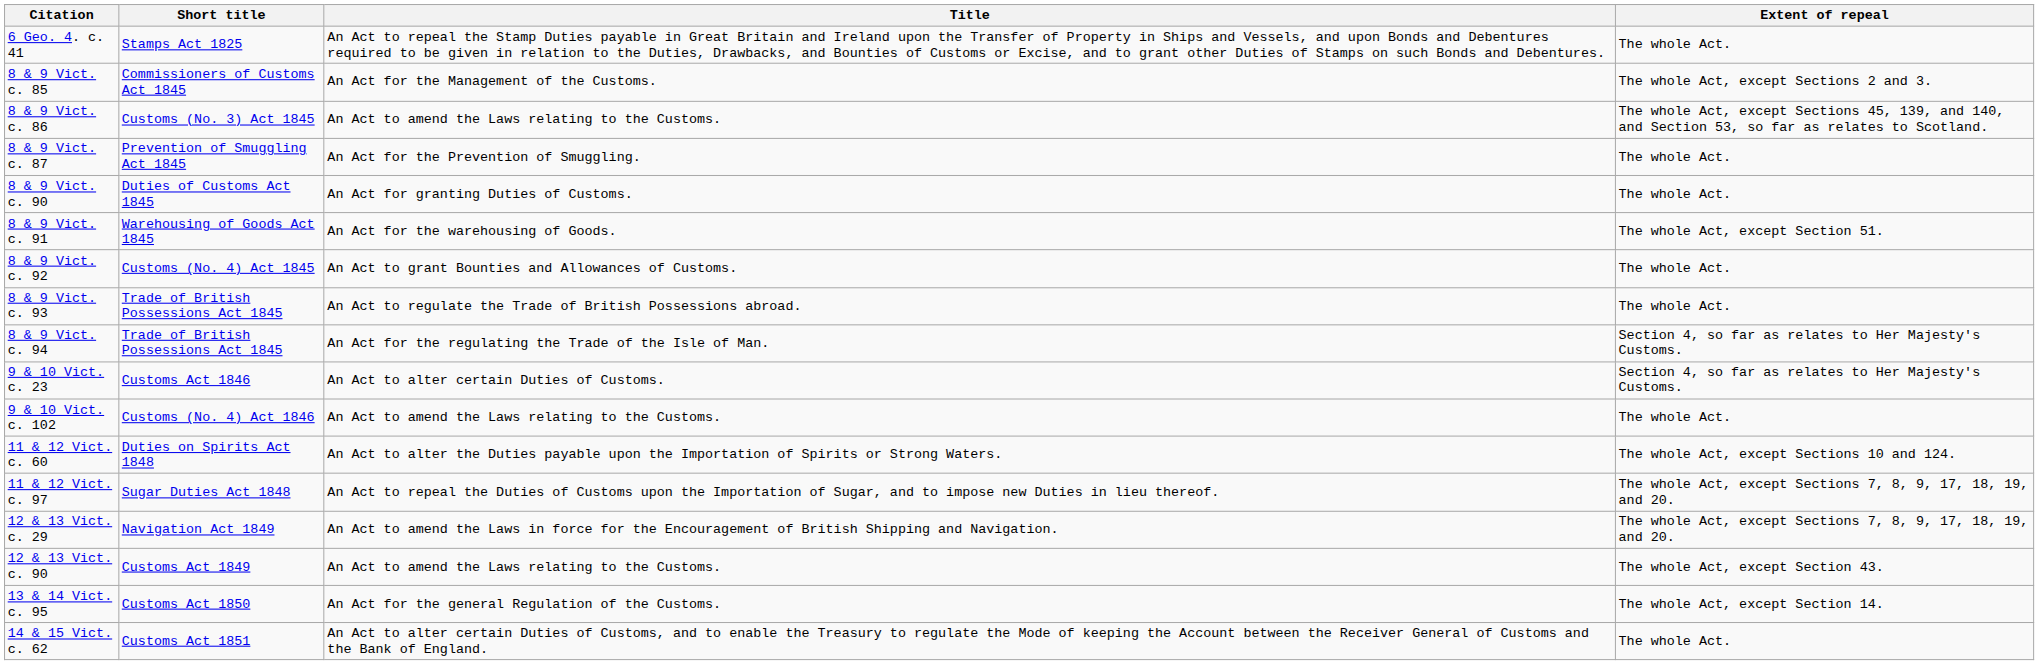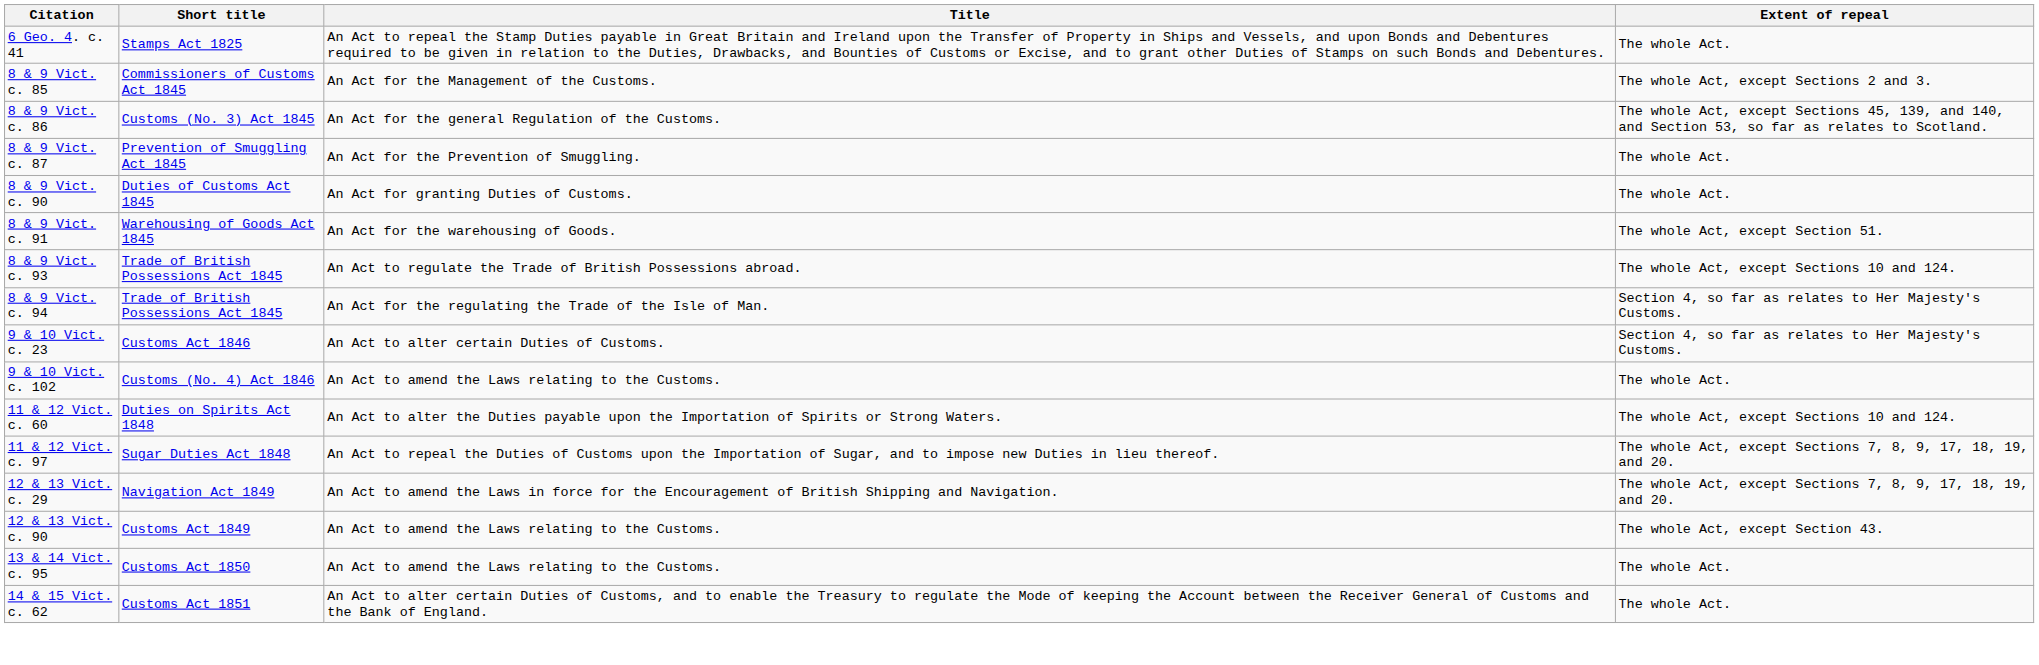(524, 120) An Act to amend the Laws relating to the Customs. -> (524, 120) An Act for the general Regulation of the Customs.
- row: (52, 269)
(1675, 306) The whole Act. -> (1787, 269) The whole Act, except Sections 10 and 124.
(524, 604) An Act for the general Regulation of the Customs. -> (524, 567) An Act to amend the Laws relating to the Customs.
(1751, 604) The whole Act, except Section 14. -> (1675, 567) The whole Act.
